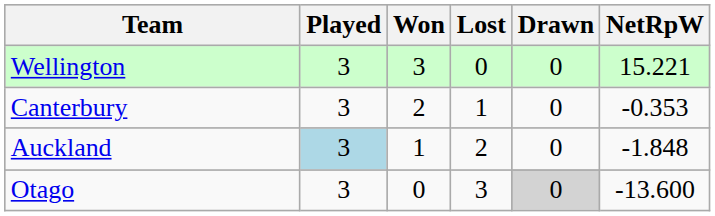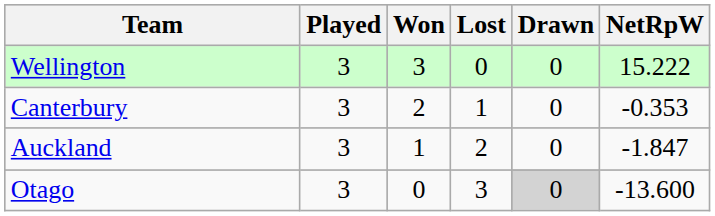(655, 66) 15.221 -> (655, 66) 15.222
(344, 148) lightblue background -> (344, 148) no background
(655, 148) -1.848 -> (655, 148) -1.847
